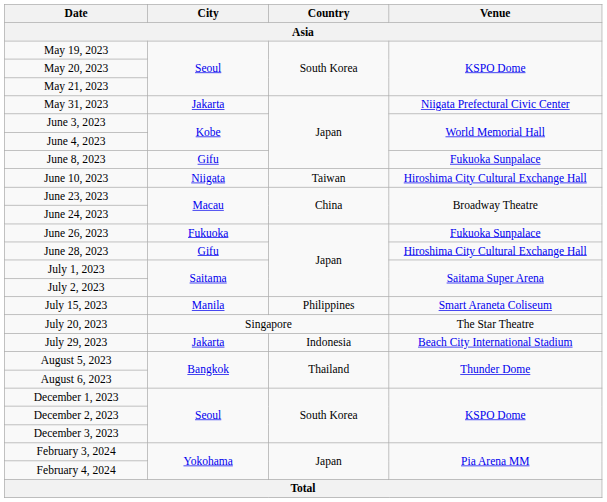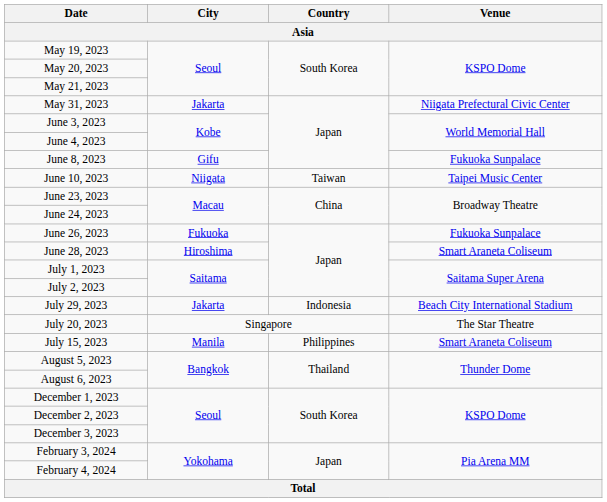(495, 178) Hiroshima City Cultural Exchange Hall -> (495, 178) Taipei Music Center
(208, 251) Gifu -> (208, 251) Hiroshima
(495, 251) Hiroshima City Cultural Exchange Hall -> (495, 251) Smart Araneta Coliseum
rows swapped: (76, 305) <-> (76, 342)
